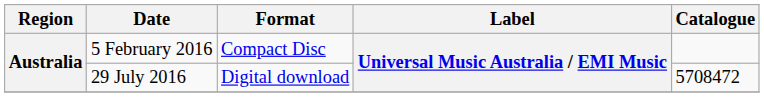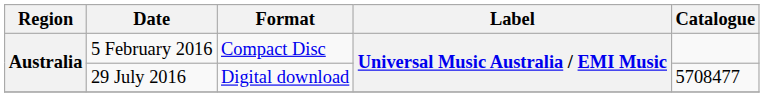(708, 77) 5708472 -> (708, 77) 5708477
